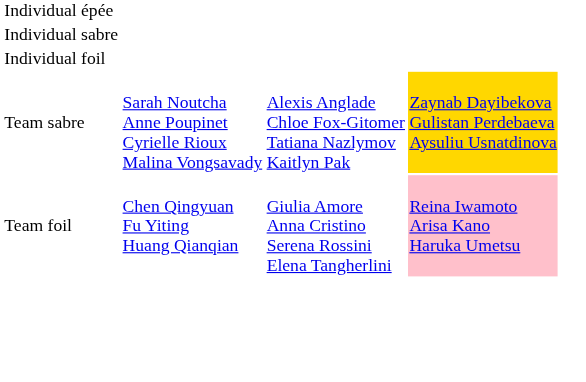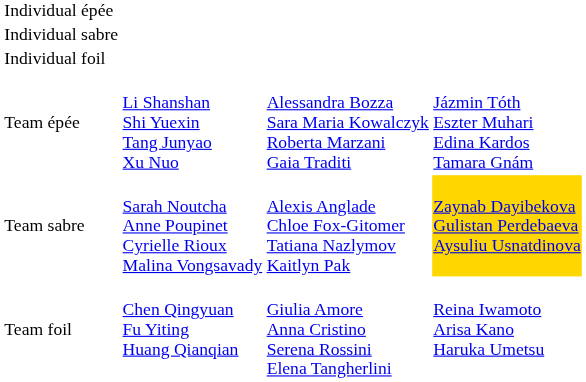+ row: (42, 122)
(465, 225) pink background -> (489, 329) no background
